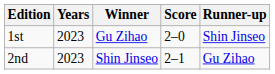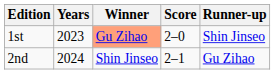(122, 36) no background -> (122, 36) lightsalmon background
(71, 58) 2023 -> (71, 58) 2024
